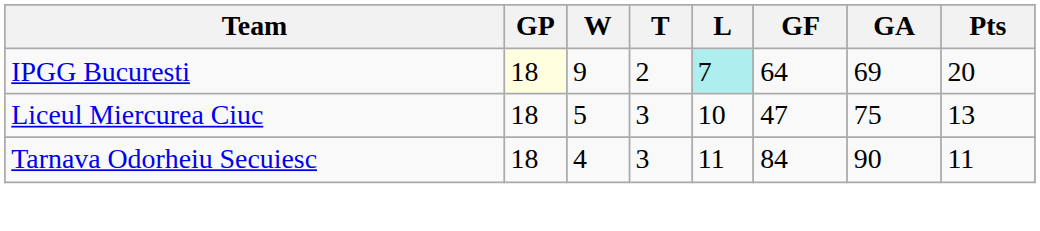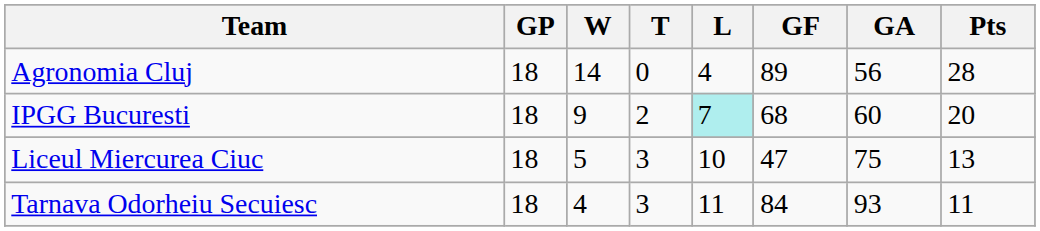+ row: (102, 70)
(525, 70) lightyellow background -> (525, 114) no background
(774, 70) 64 -> (774, 114) 68
(868, 70) 69 -> (868, 114) 60
(868, 159) 90 -> (868, 203) 93
